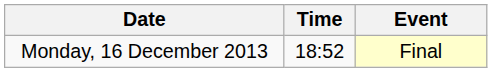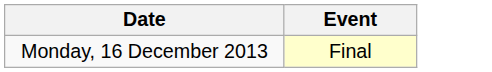- column: (320, 20)
